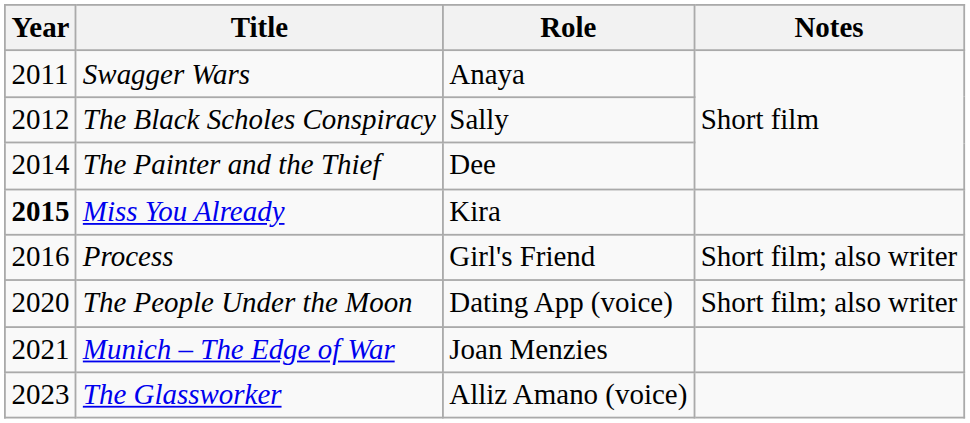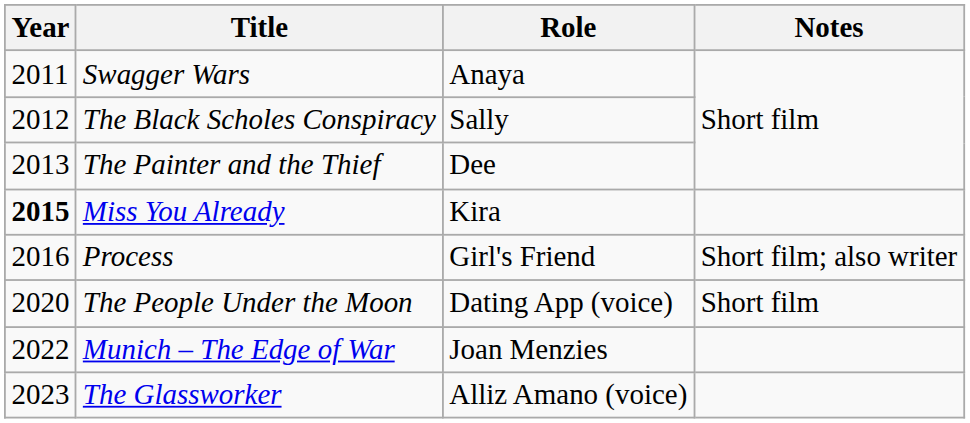(41, 165) 2014 -> (41, 165) 2013
(829, 303) Short film; also writer -> (760, 303) Short film
(41, 348) 2021 -> (41, 348) 2022
